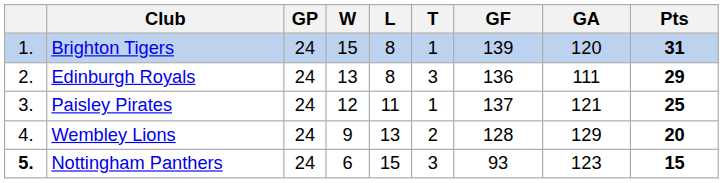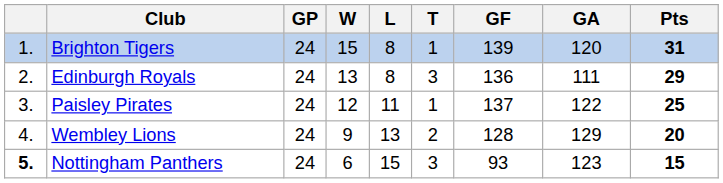(586, 105) 121 -> (586, 105) 122
